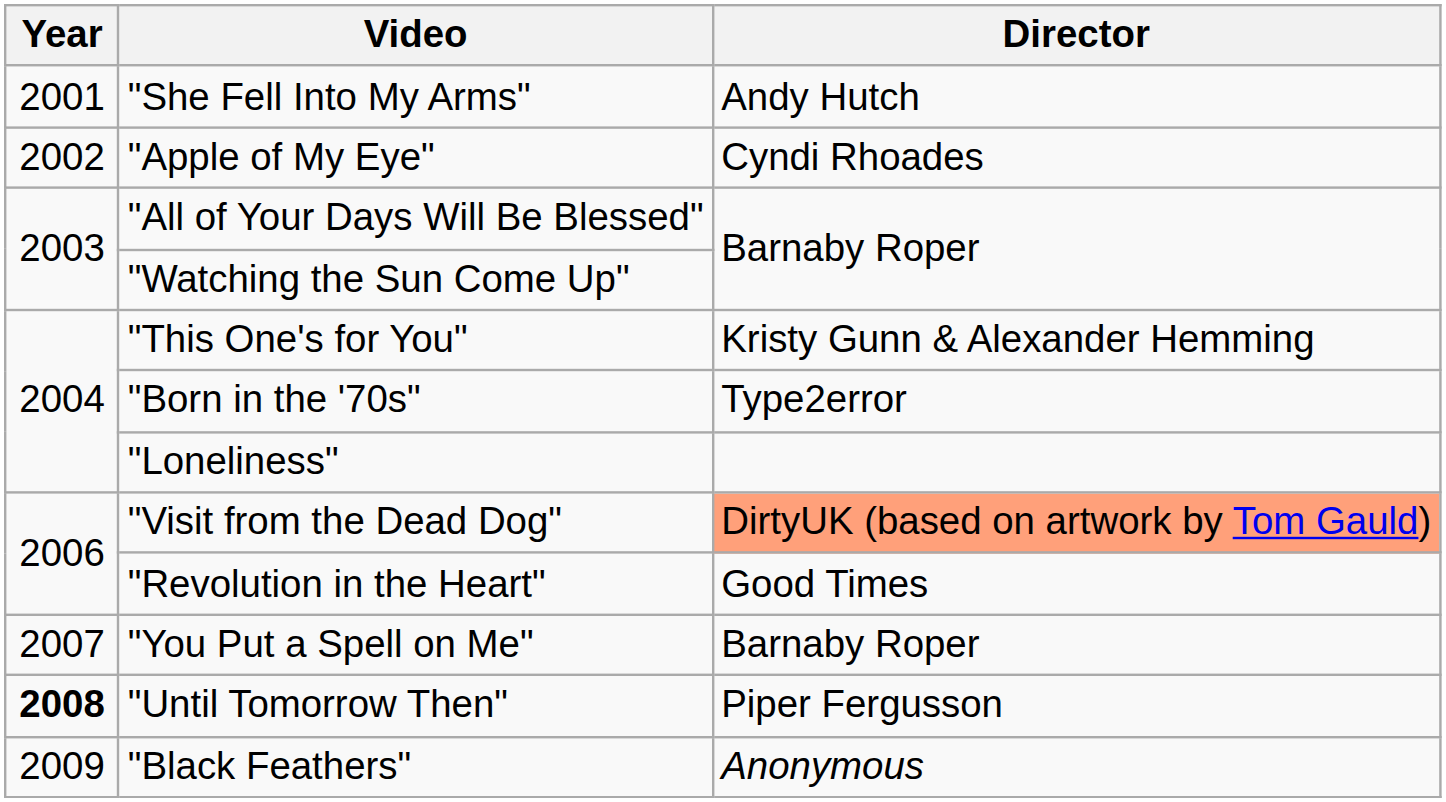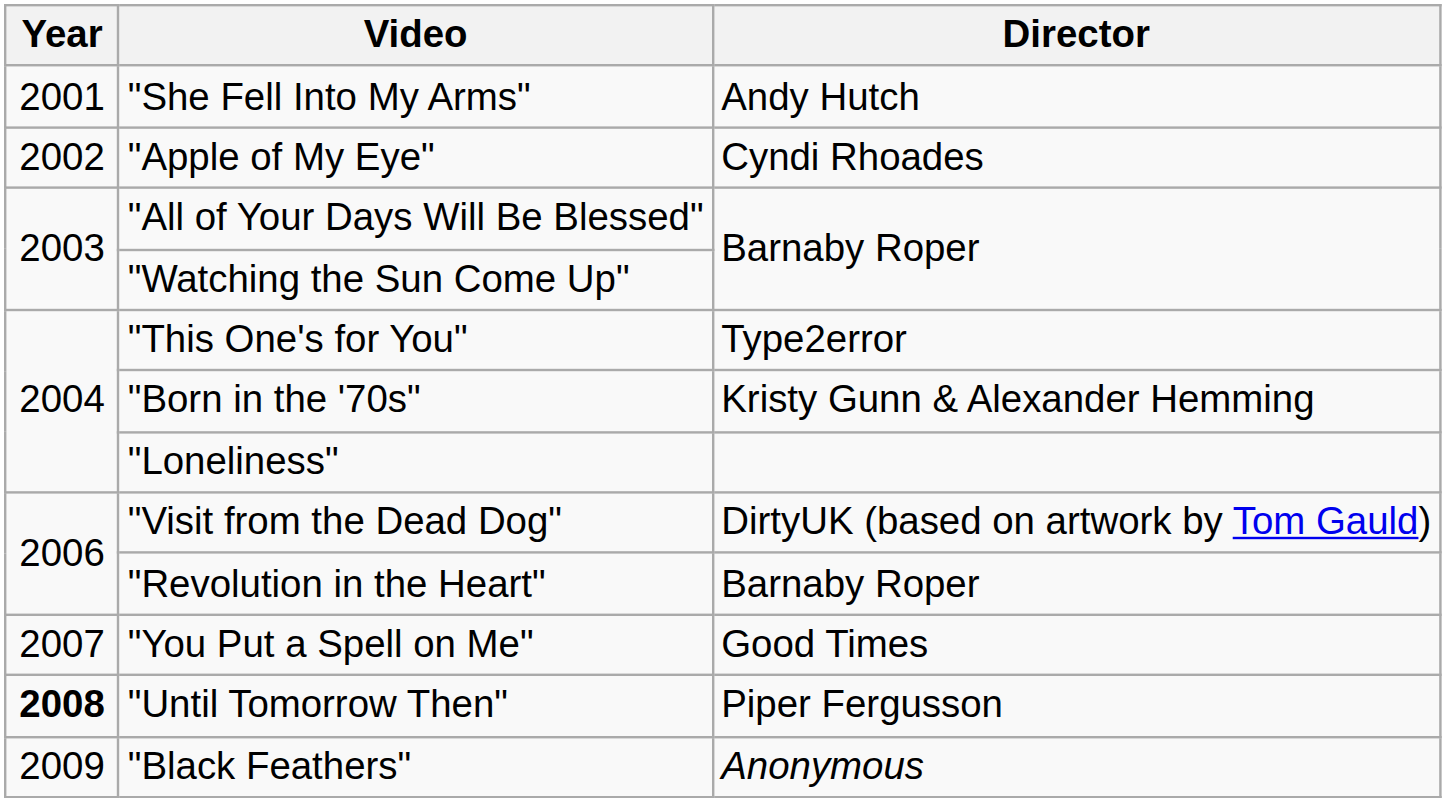(1018, 339) Kristy Gunn & Alexander Hemming -> (814, 339) Type2error
(814, 400) Type2error -> (1018, 400) Kristy Gunn & Alexander Hemming
(1076, 522) lightsalmon background -> (1076, 522) no background
(825, 583) Good Times -> (850, 583) Barnaby Roper
(850, 643) Barnaby Roper -> (825, 643) Good Times
